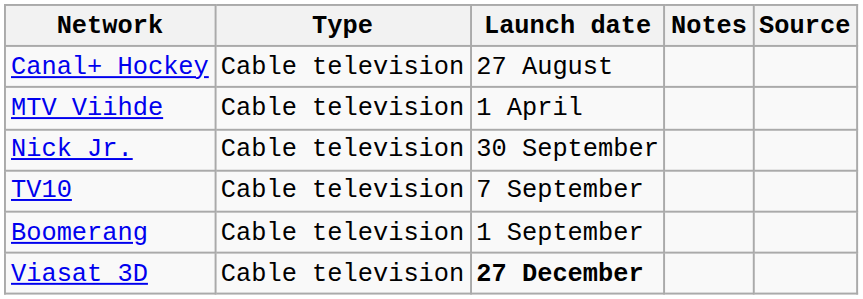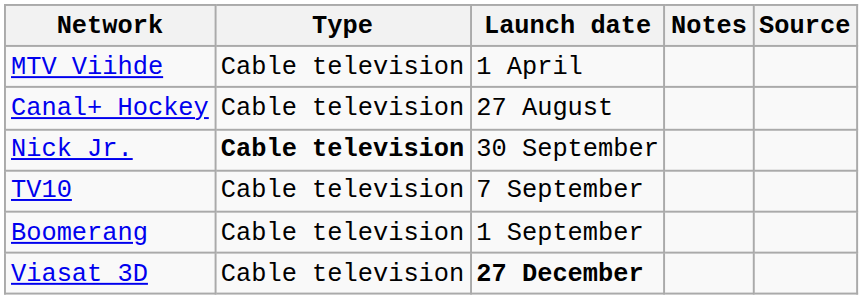rows swapped: (87, 108) <-> (110, 67)
(343, 150) normal -> (343, 150) bold
